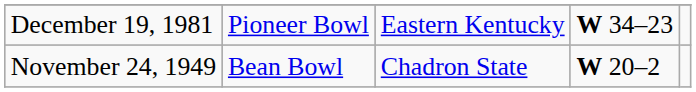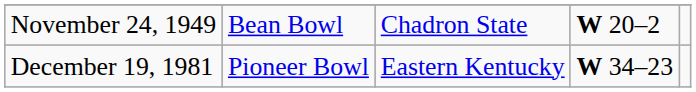rows swapped: (113, 65) <-> (112, 24)
